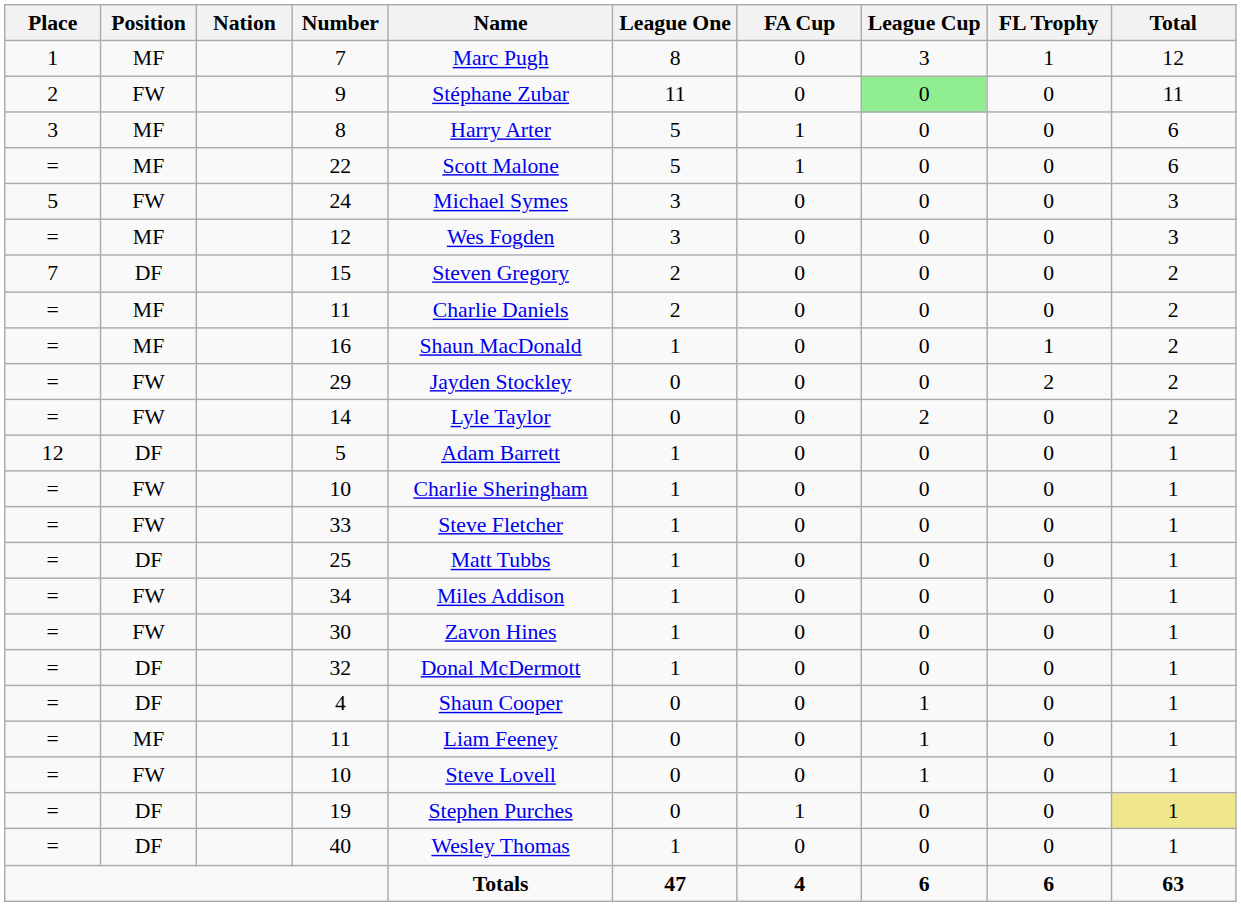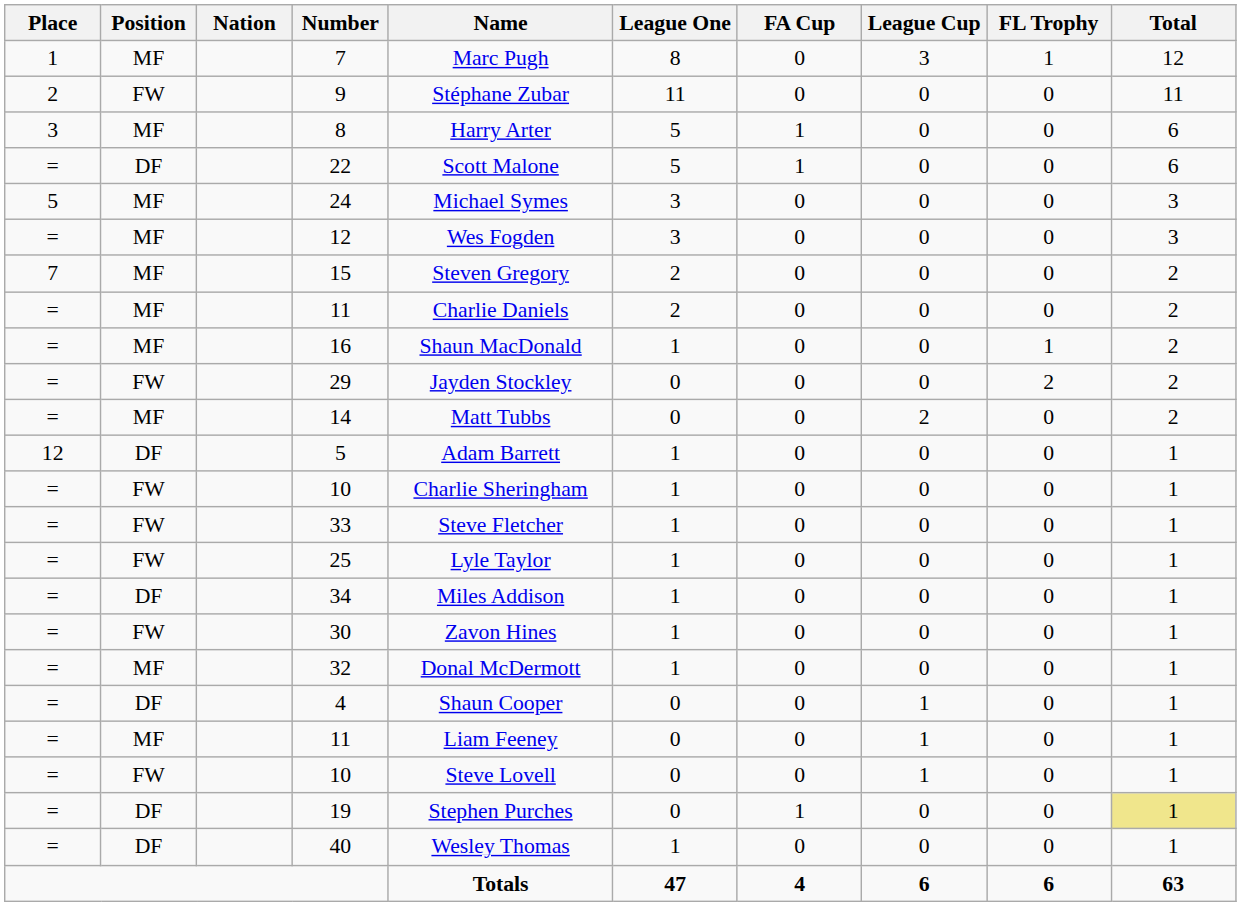(924, 94) lightgreen background -> (924, 94) no background
(149, 165) MF -> (149, 165) DF
(149, 201) FW -> (149, 201) MF
(149, 273) DF -> (149, 273) MF
(149, 416) FW -> (149, 416) MF
(501, 416) Lyle Taylor -> (501, 416) Matt Tubbs
(149, 560) DF -> (149, 560) FW
(501, 560) Matt Tubbs -> (501, 560) Lyle Taylor
(149, 596) FW -> (149, 596) DF
(149, 667) DF -> (149, 667) MF
